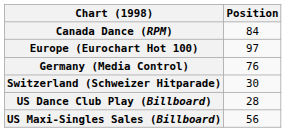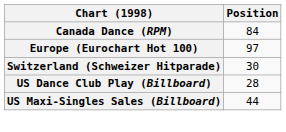- row: (114, 66)
(252, 119) 56 -> (252, 101) 44
